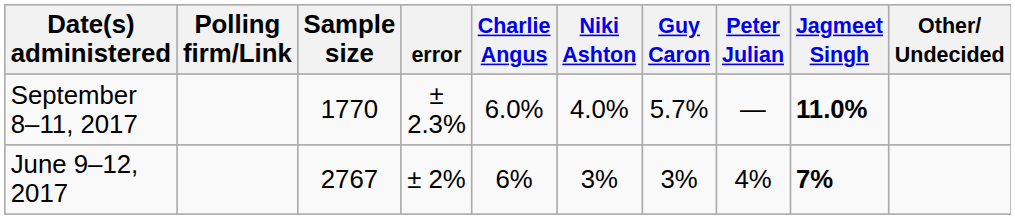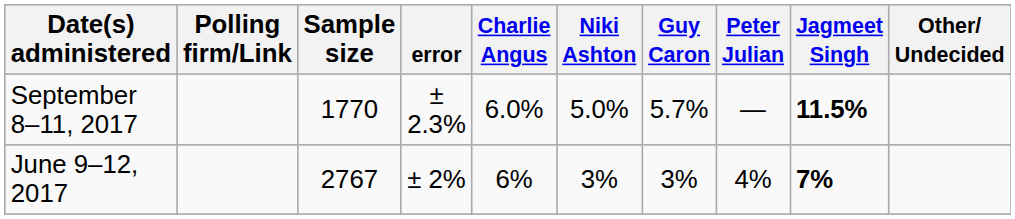(599, 109) 4.0% -> (599, 109) 5.0%
(832, 109) 11.0% -> (832, 109) 11.5%
